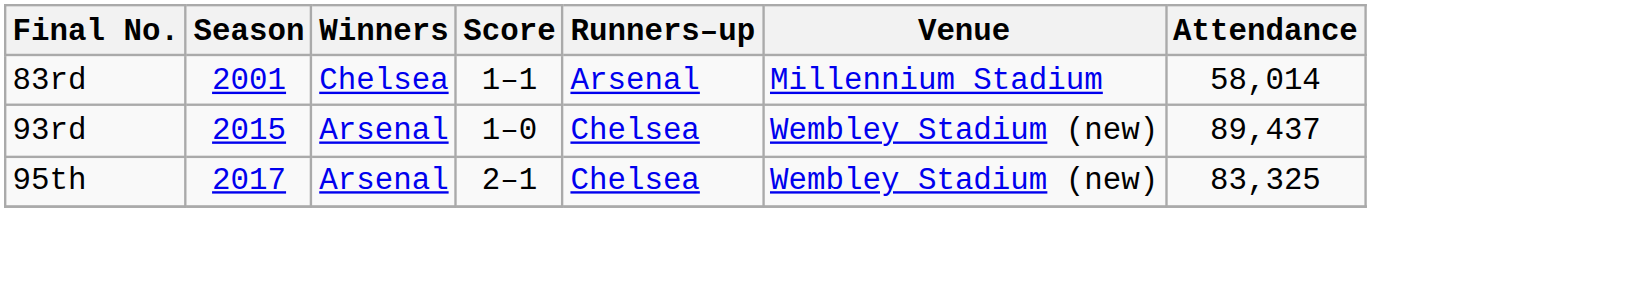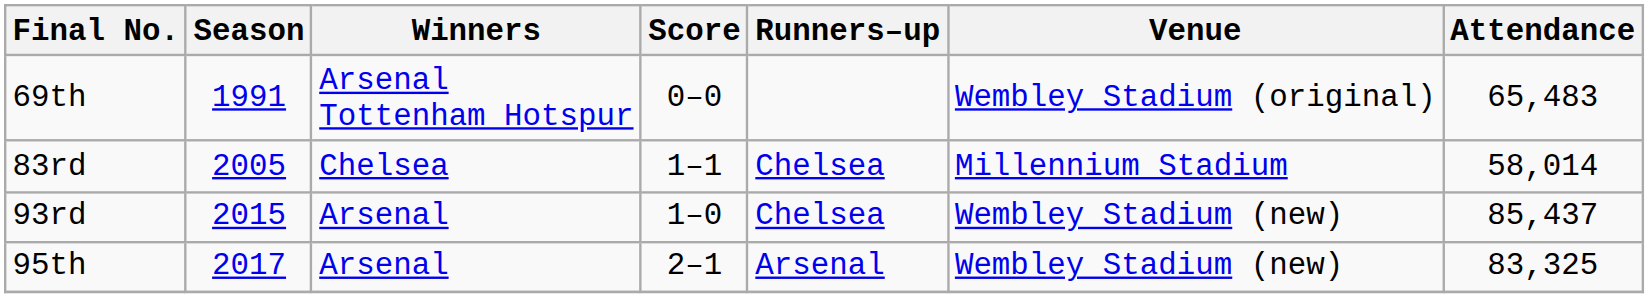+ row: (50, 98)
(249, 81) 2001 -> (249, 166) 2005
(635, 81) Arsenal -> (820, 166) Chelsea
(1265, 131) 89,437 -> (1543, 216) 85,437
(635, 181) Chelsea -> (820, 267) Arsenal
